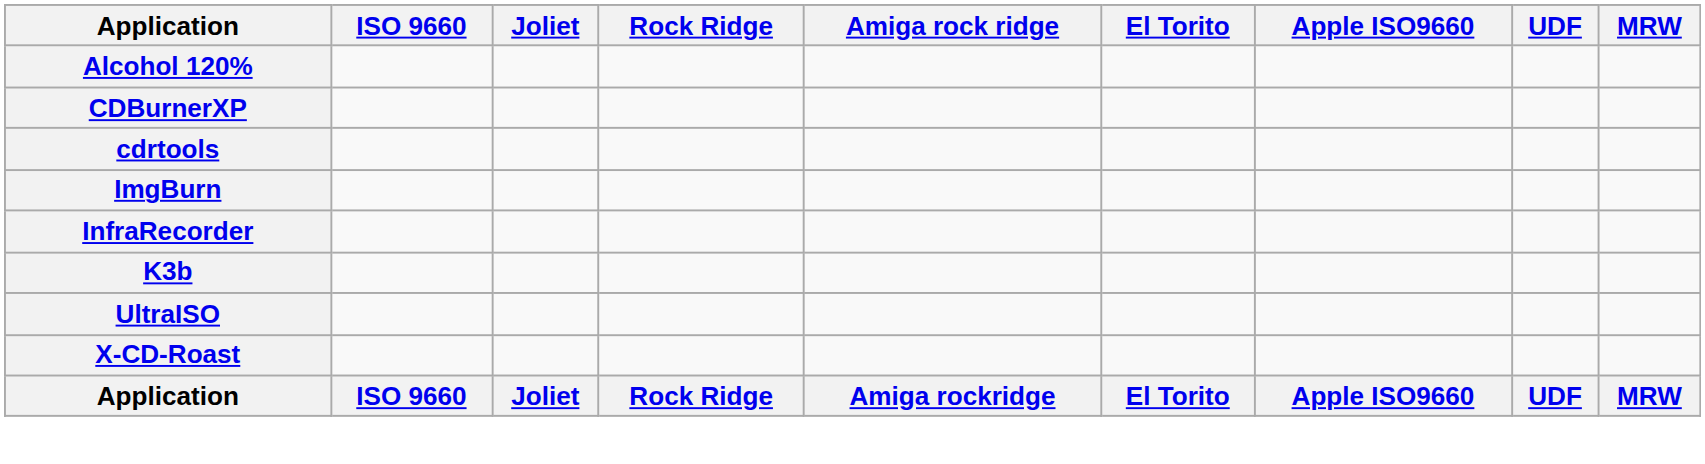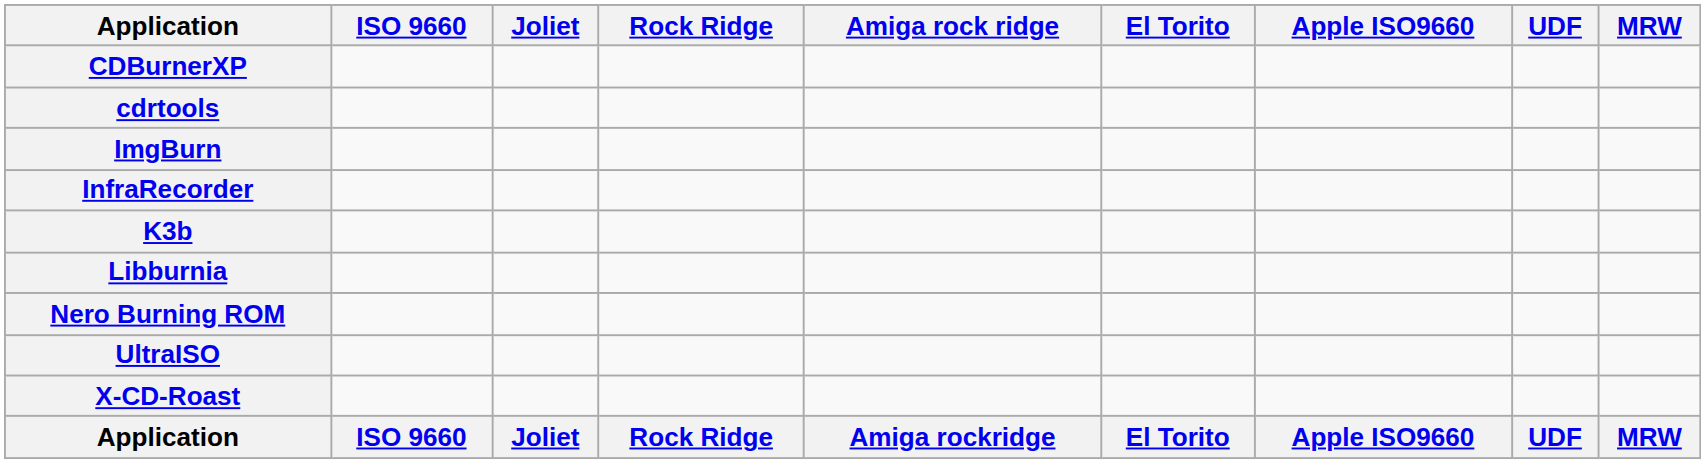- row: (168, 66)
+ row: (168, 272)
+ row: (168, 313)
